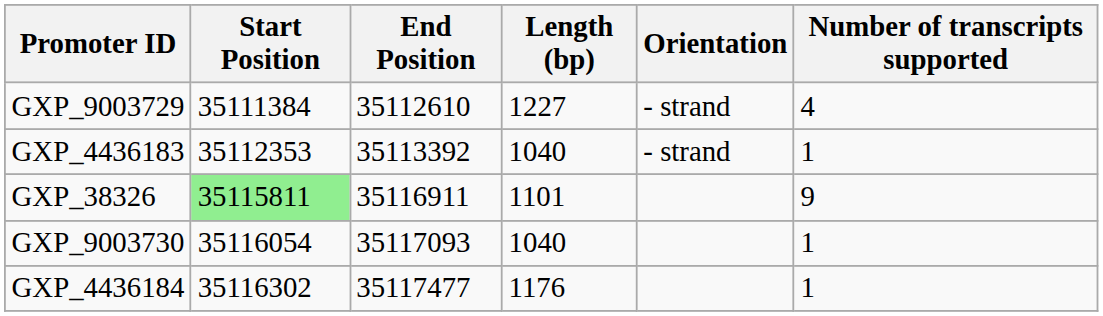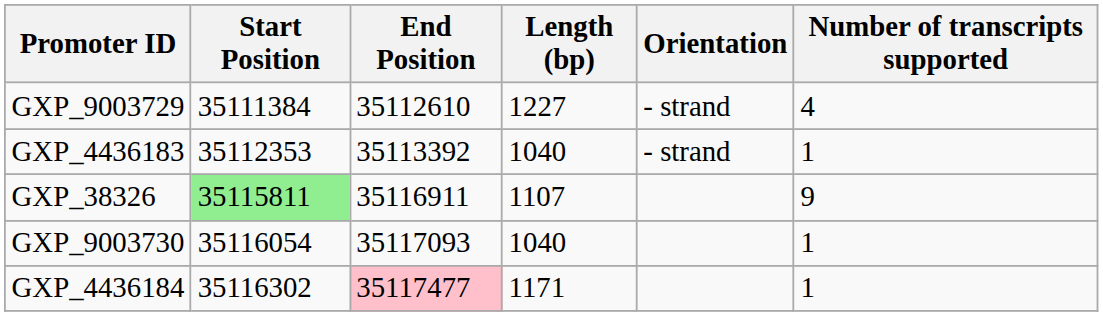(537, 196) 1101 -> (537, 196) 1107
(413, 288) no background -> (413, 288) pink background
(537, 288) 1176 -> (537, 288) 1171
